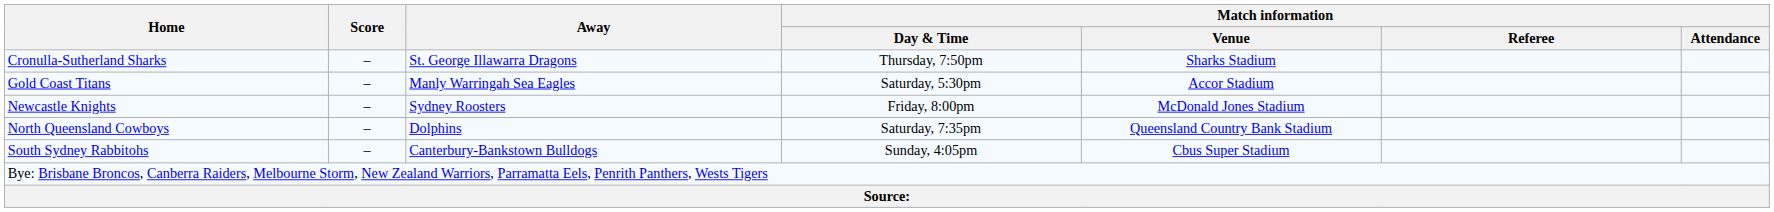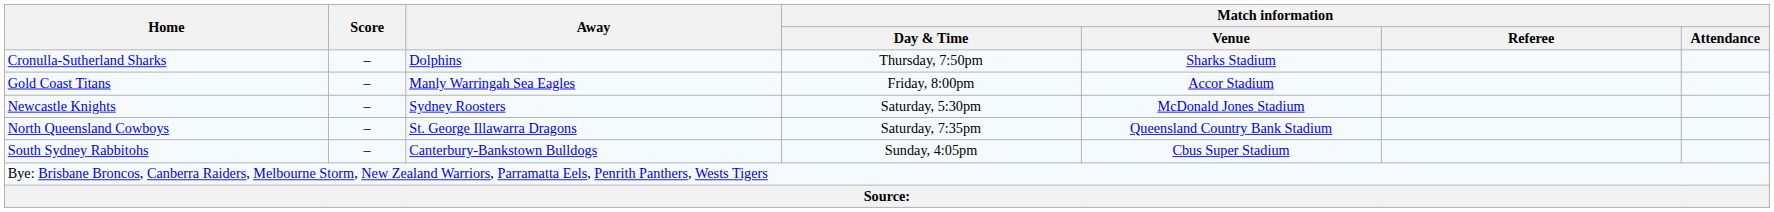(493, 60) St. George Illawarra Dragons -> (435, 60) Dolphins
(931, 83) Saturday, 5:30pm -> (931, 83) Friday, 8:00pm
(931, 106) Friday, 8:00pm -> (931, 106) Saturday, 5:30pm
(435, 128) Dolphins -> (493, 128) St. George Illawarra Dragons
